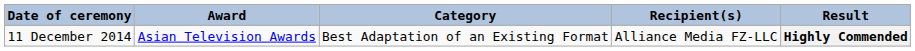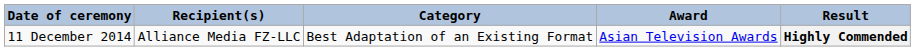columns swapped: (227, 15) <-> (696, 15)
